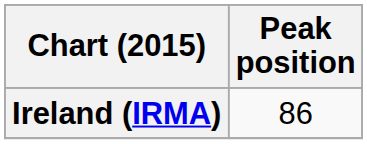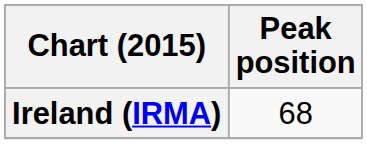(296, 112) 86 -> (296, 112) 68
